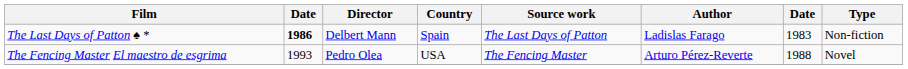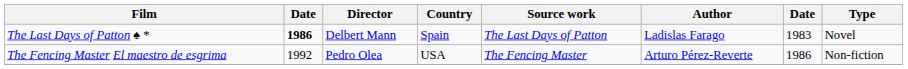(854, 34) Non-fiction -> (840, 34) Novel
(300, 54) 1993 -> (300, 54) 1992
(799, 54) 1988 -> (799, 54) 1986
(840, 54) Novel -> (854, 54) Non-fiction
